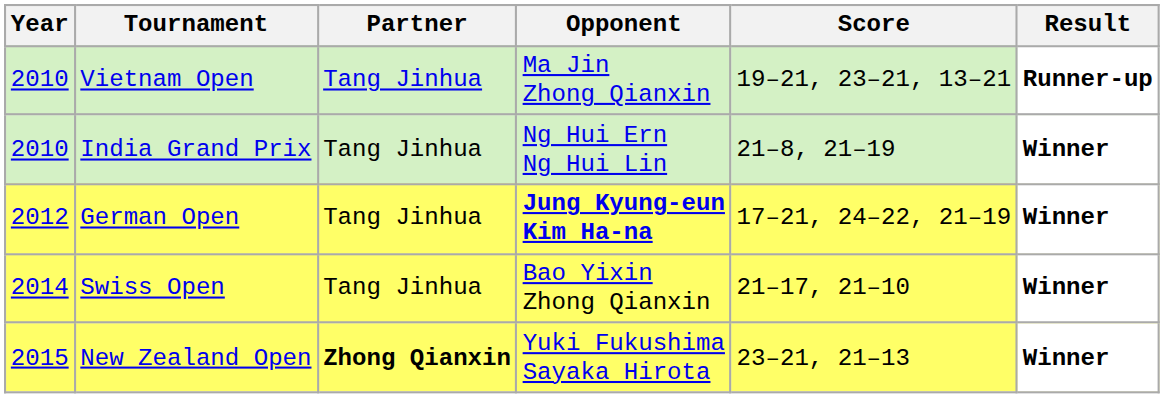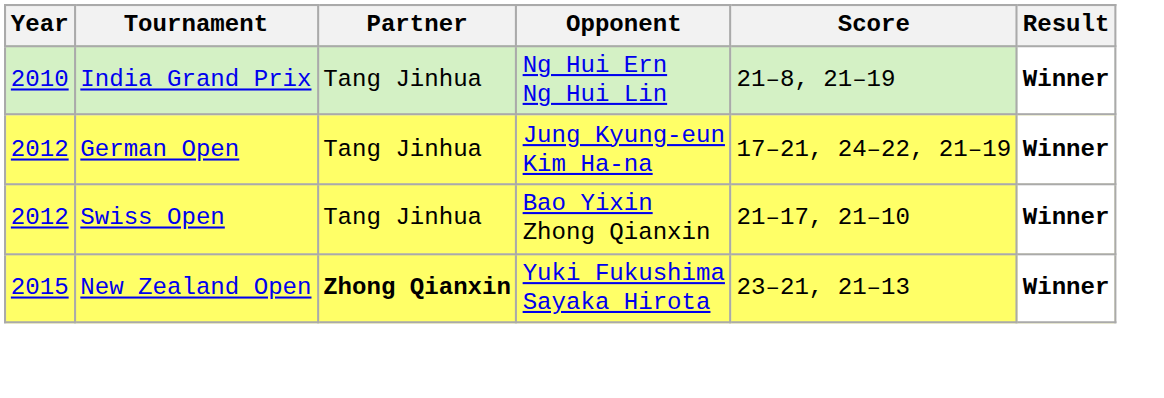- row: (167, 80)
(624, 219) bold -> (624, 149) normal
(40, 288) 2014 -> (40, 219) 2012
